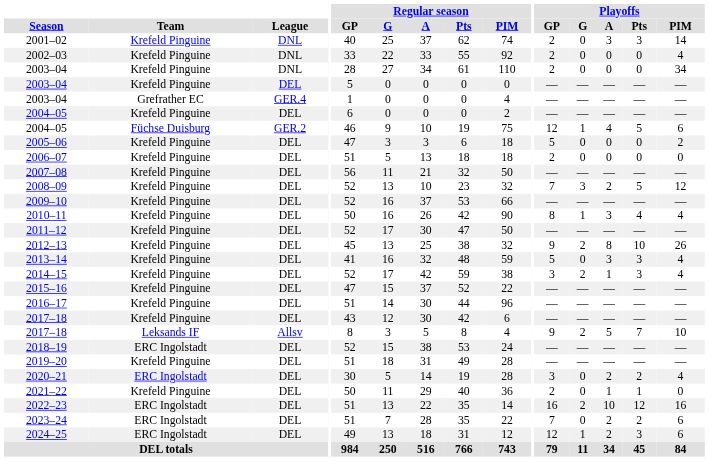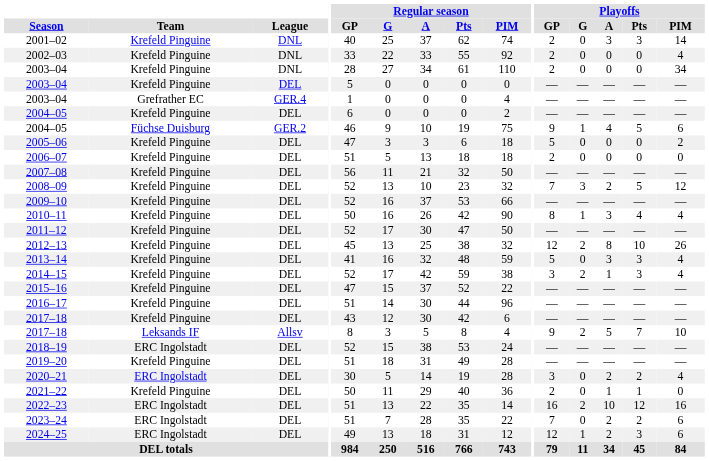(552, 128) 12 -> (552, 128) 9
(552, 245) 9 -> (552, 245) 12
